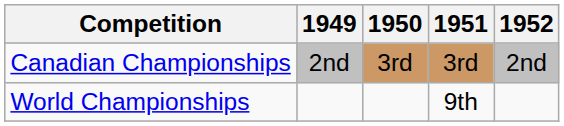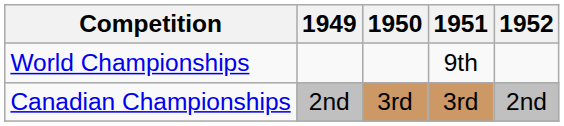rows swapped: (130, 101) <-> (151, 62)
